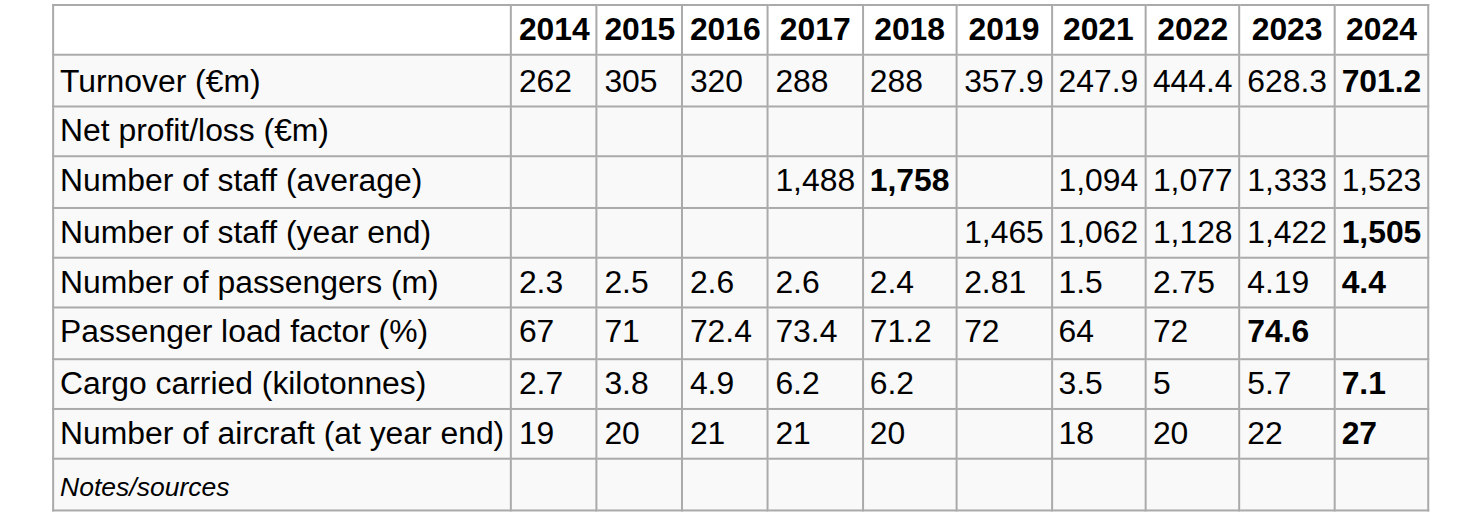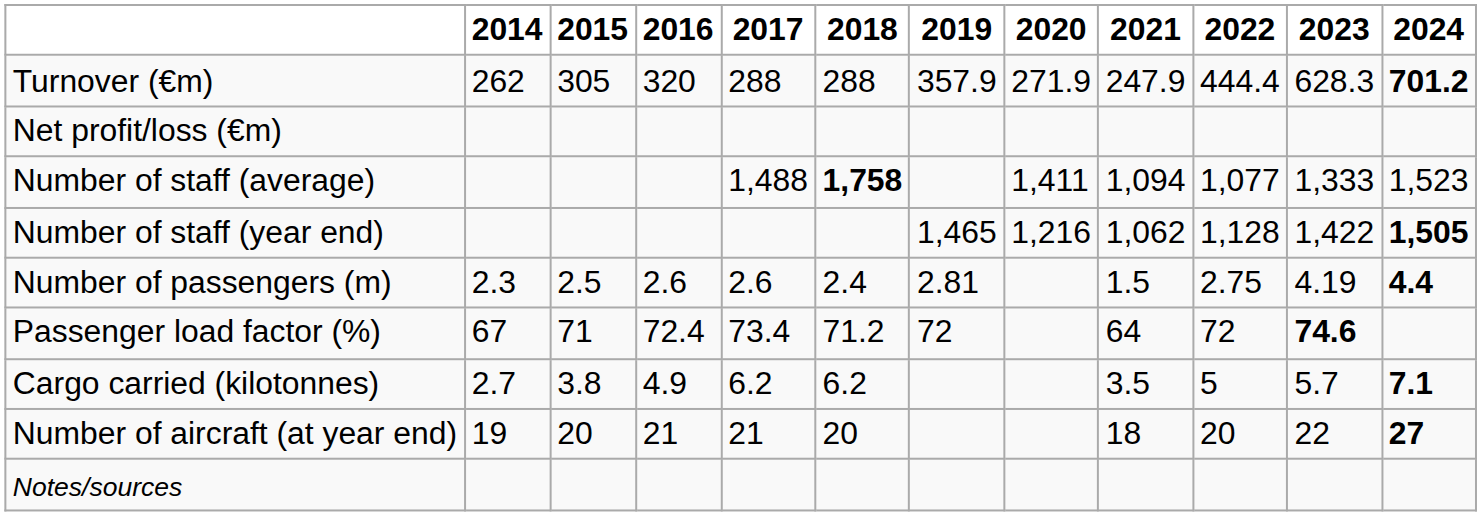+ column: (1051, 29)
